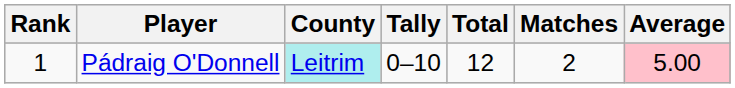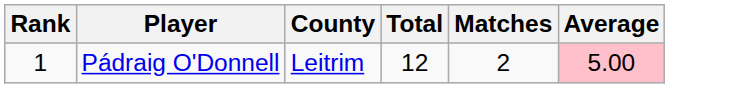- column: (414, 23)
(327, 62) paleturquoise background -> (327, 62) no background
